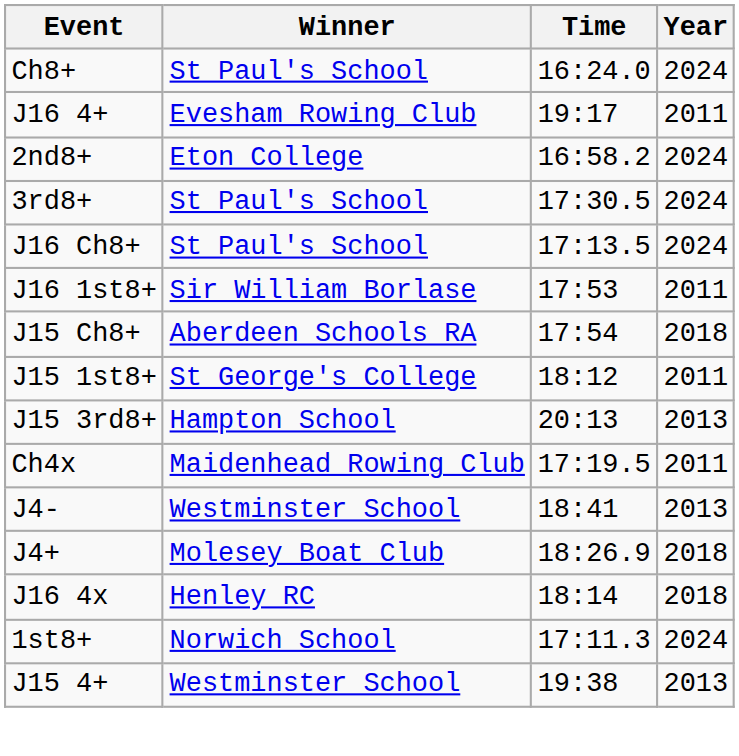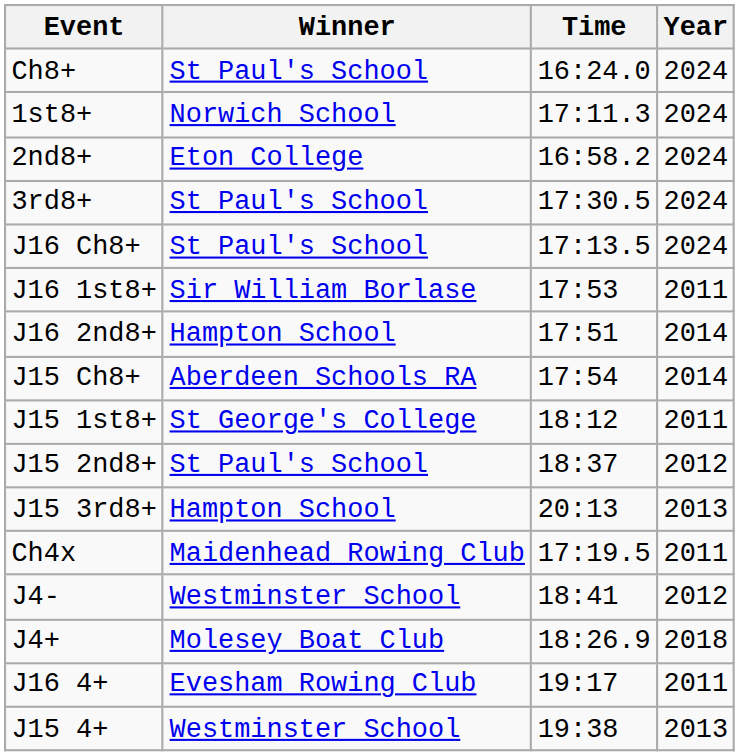rows swapped: (52, 641) <-> (60, 115)
+ row: (84, 334)
(696, 334) 2018 -> (696, 378) 2014
+ row: (84, 466)
(696, 509) 2013 -> (696, 597) 2012
- row: (60, 597)
